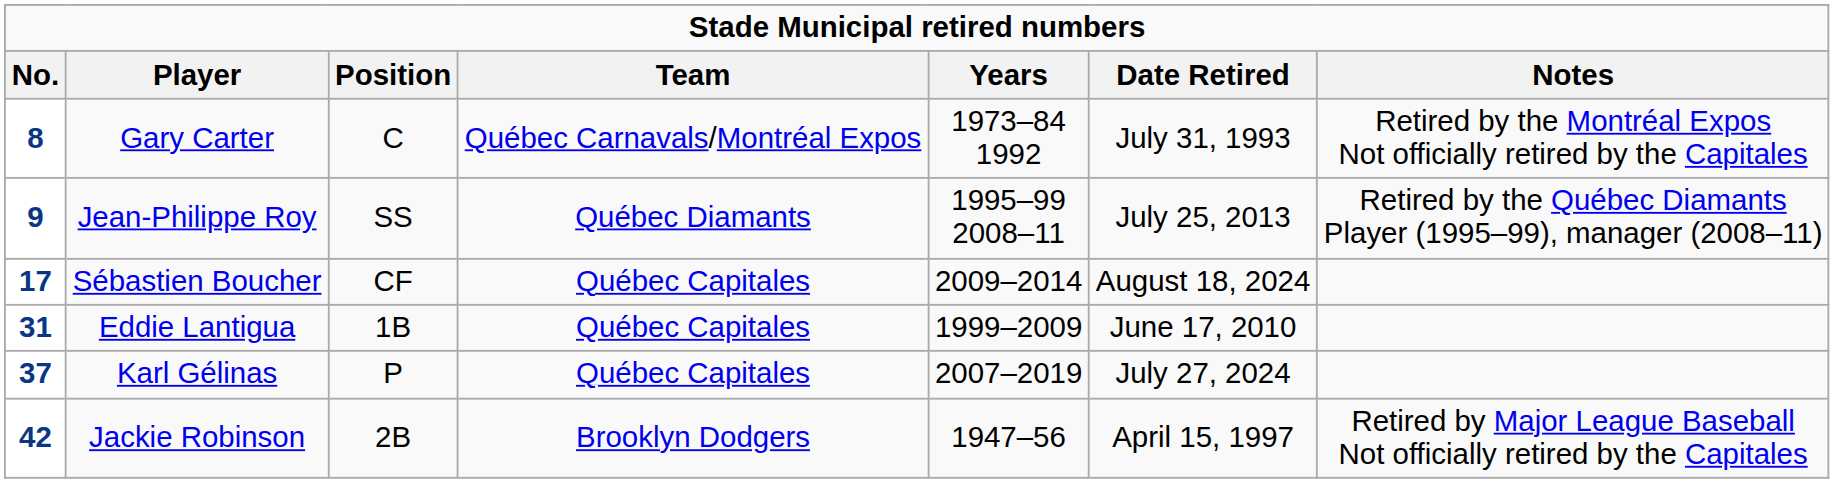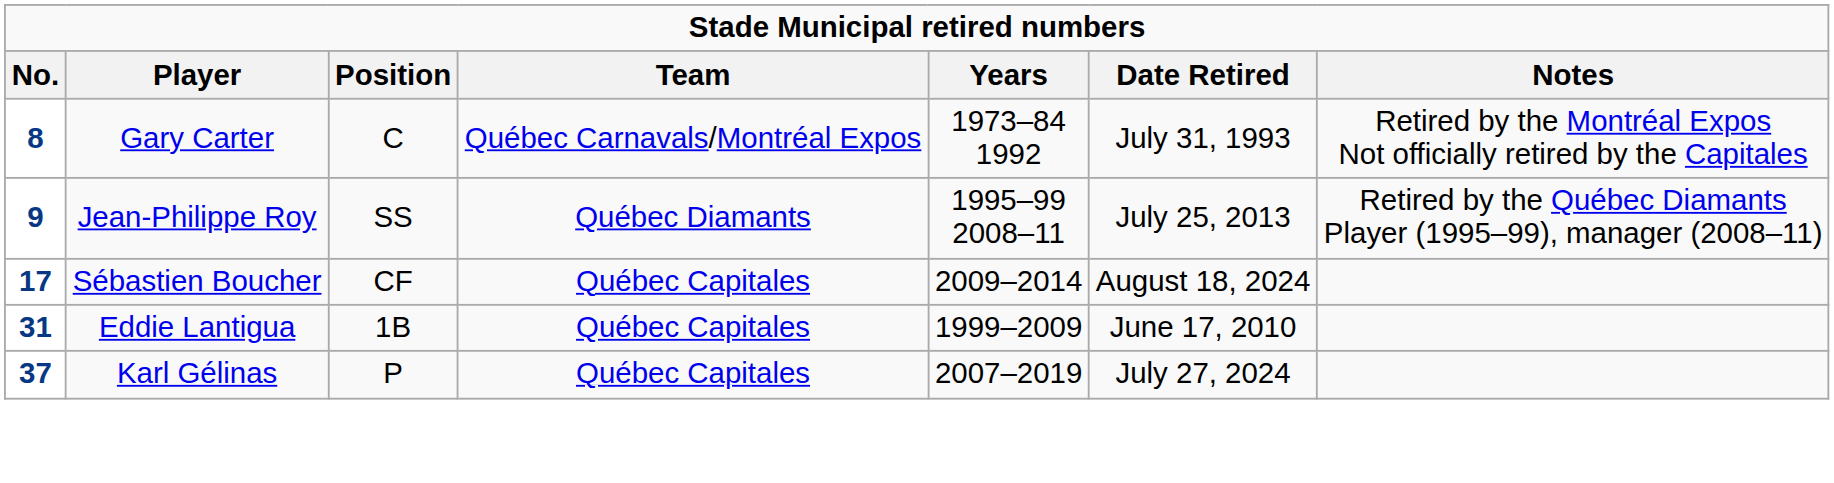- row: (197, 437)
